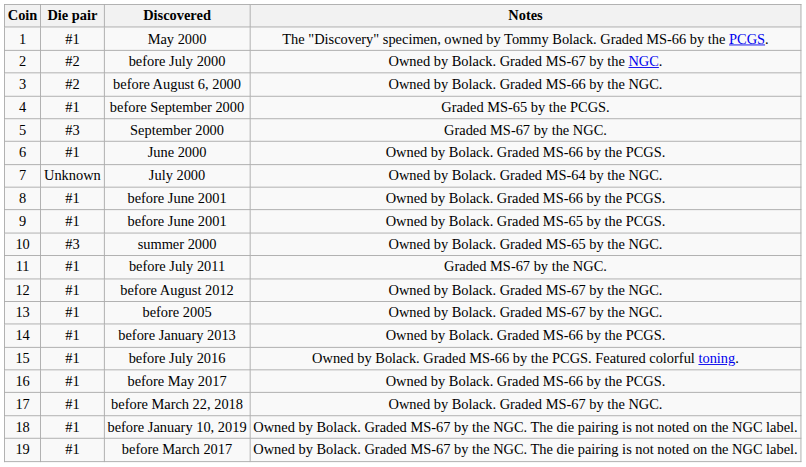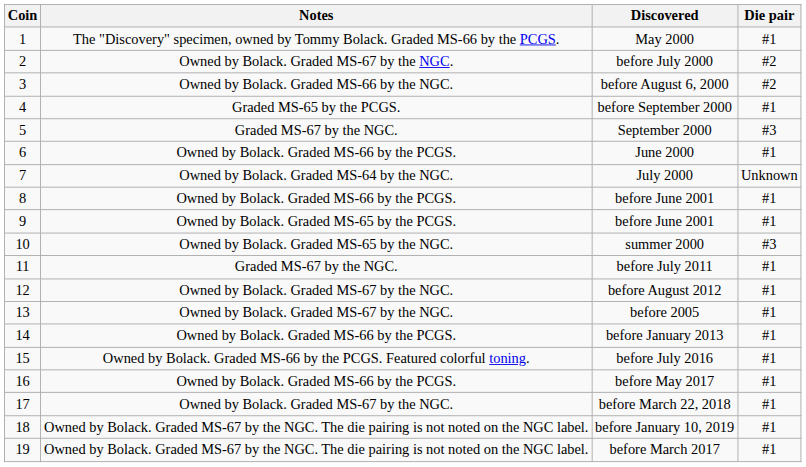columns swapped: (72, 15) <-> (525, 15)
